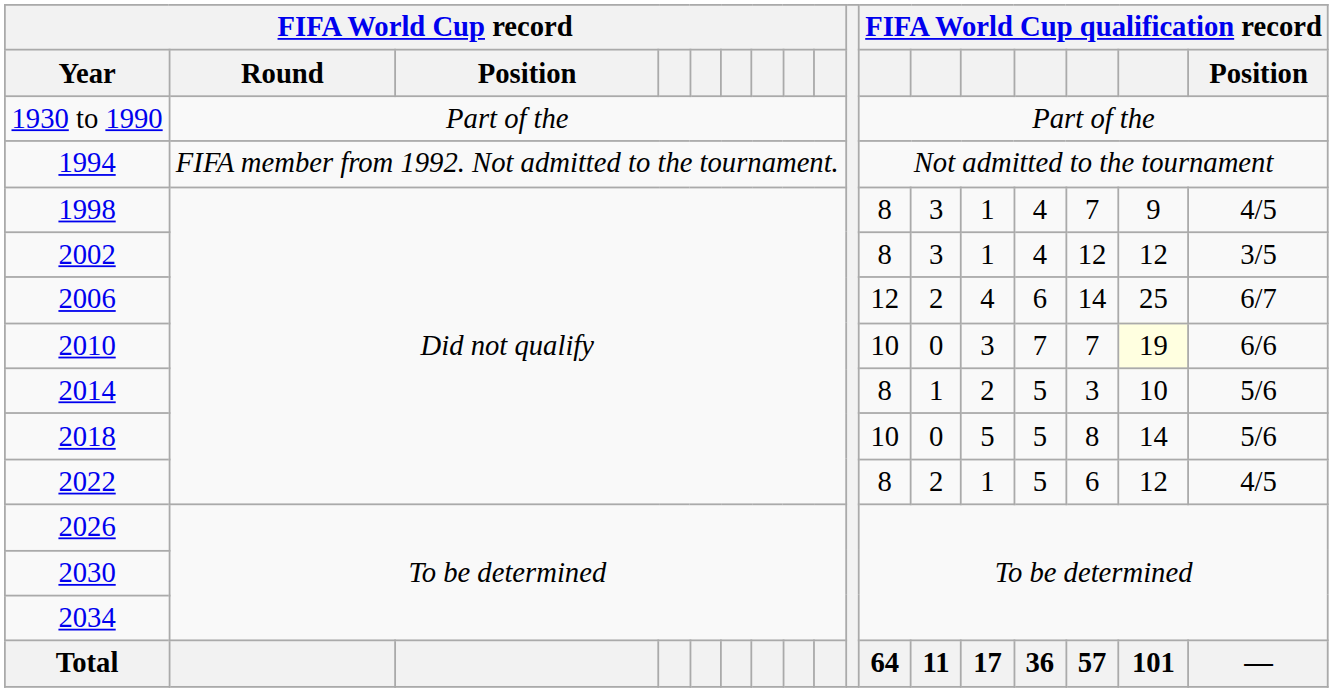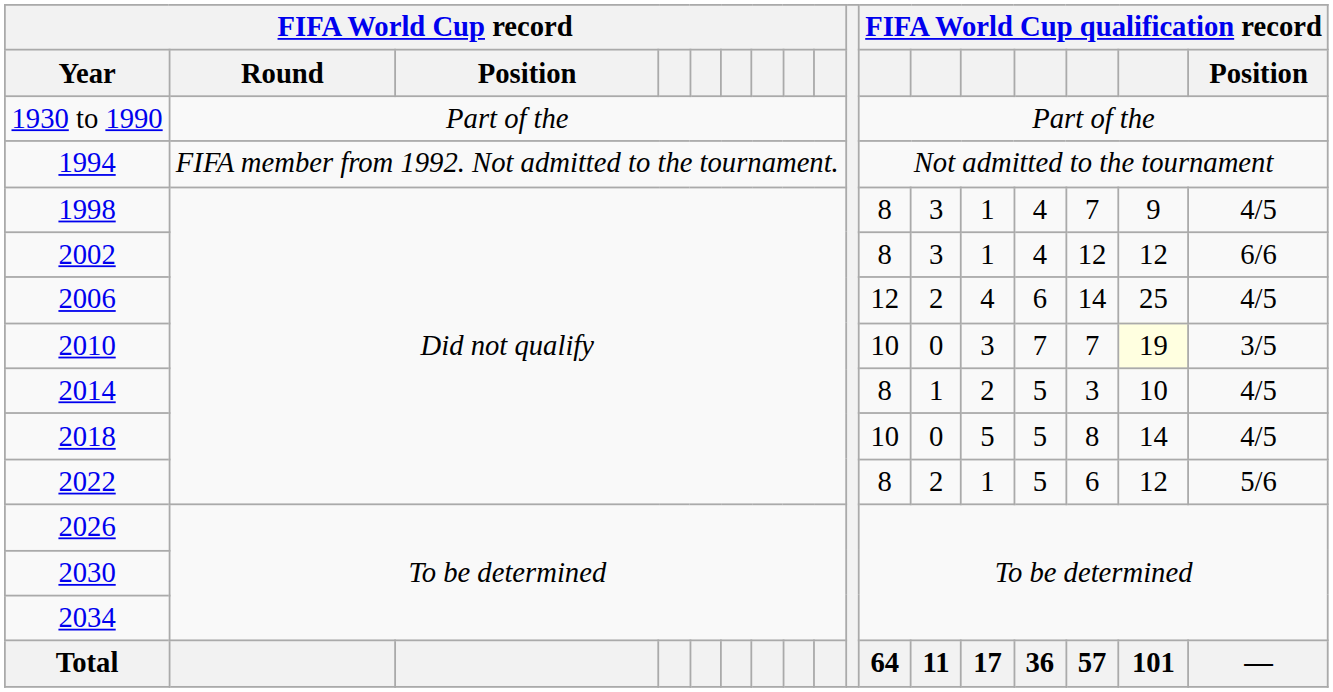(1259, 254) 3/5 -> (1259, 254) 6/6
(1259, 299) 6/7 -> (1259, 299) 4/5
(1259, 345) 6/6 -> (1259, 345) 3/5
(1259, 390) 5/6 -> (1259, 390) 4/5
(1259, 436) 5/6 -> (1259, 436) 4/5
(1259, 481) 4/5 -> (1259, 481) 5/6
